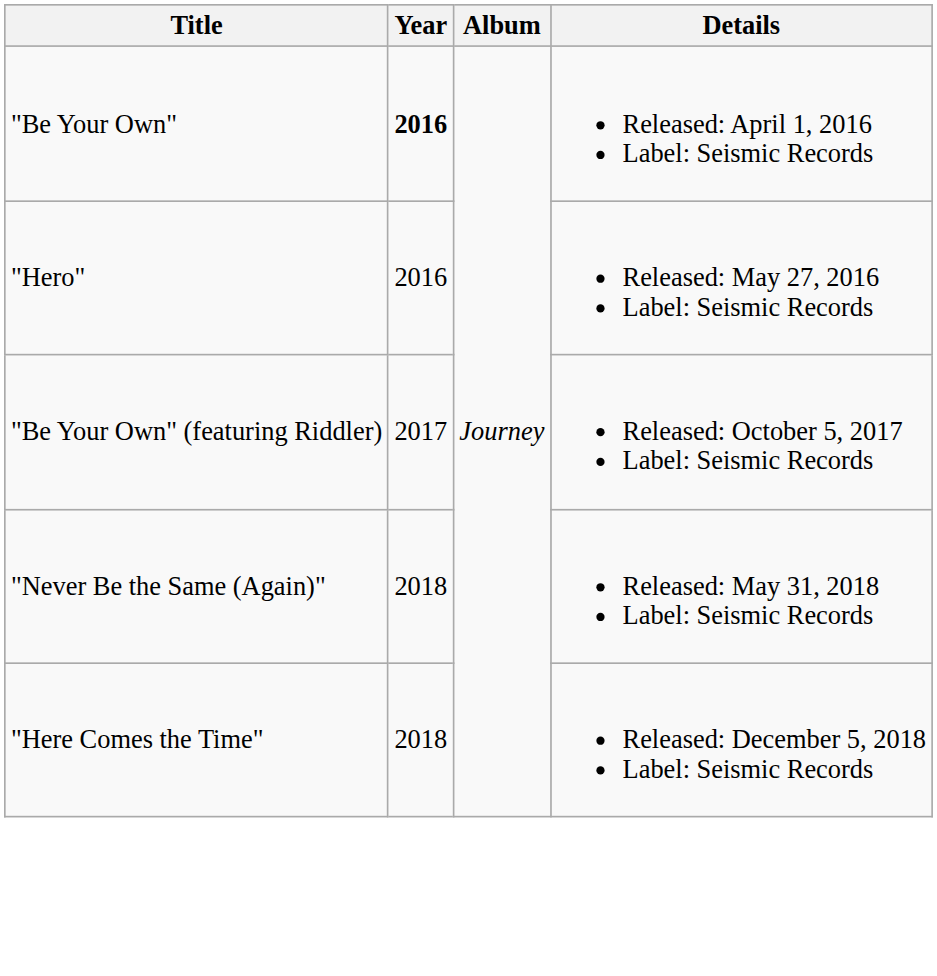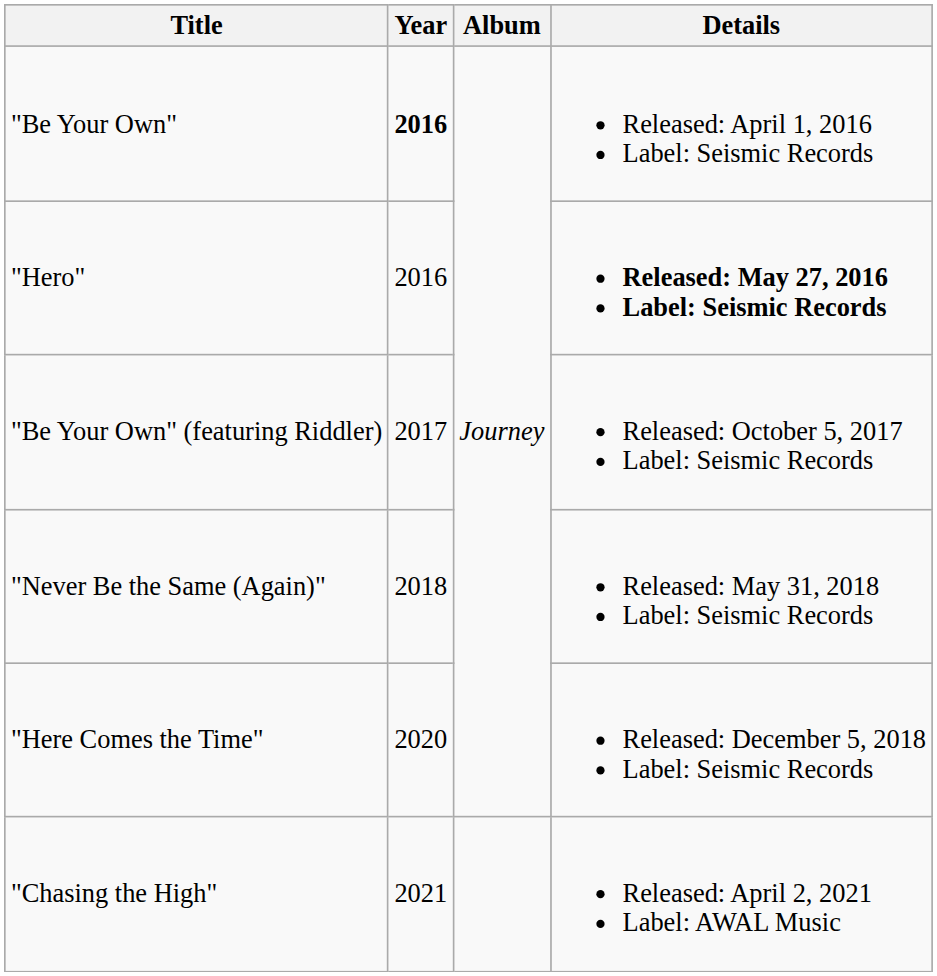(741, 293) normal -> (741, 293) bold
(421, 739) 2018 -> (421, 739) 2020
+ row: (114, 893)
